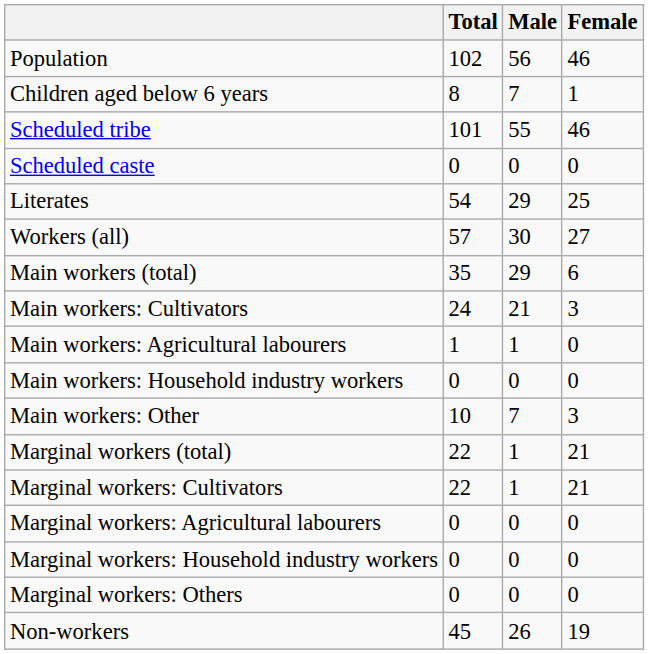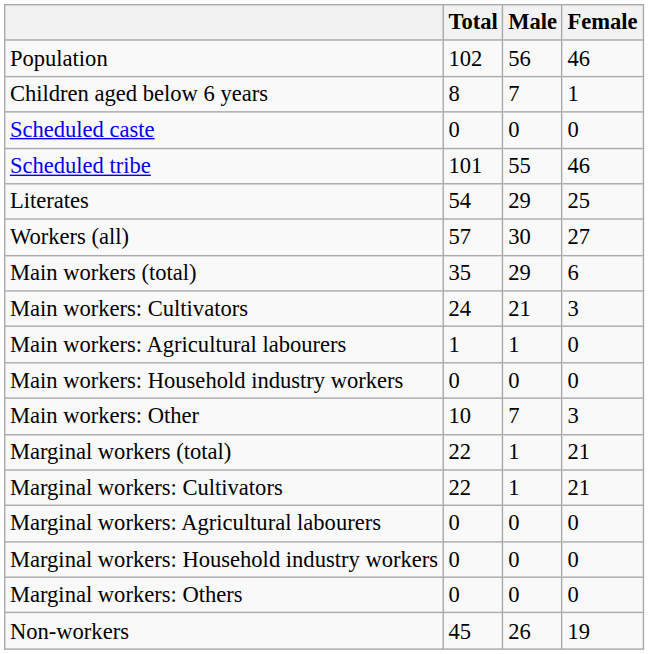rows swapped: (82, 165) <-> (80, 129)
